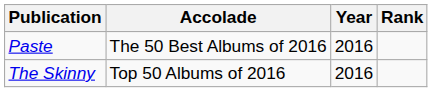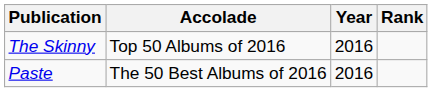rows swapped: (31, 45) <-> (52, 73)
